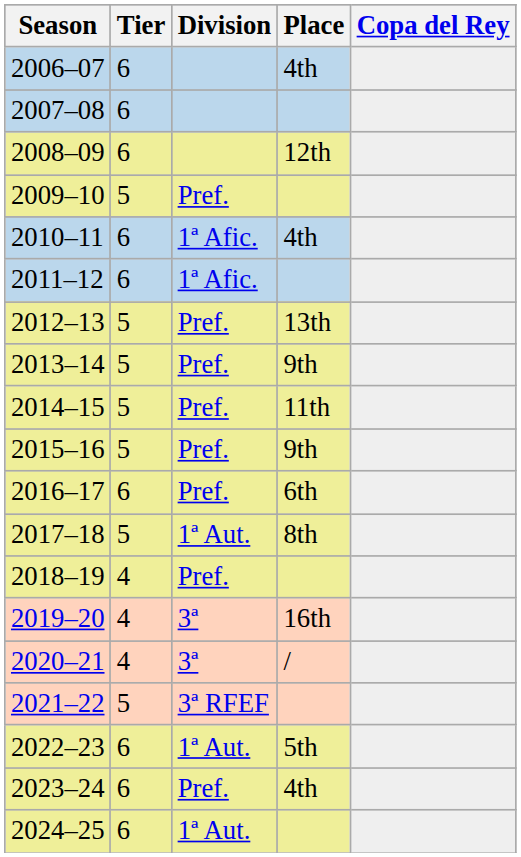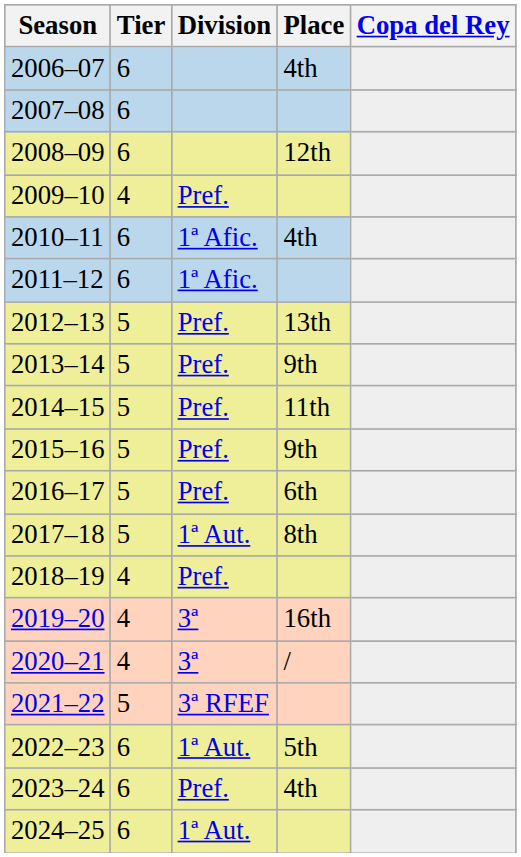(124, 195) 5 -> (124, 195) 4
(124, 491) 6 -> (124, 491) 5
